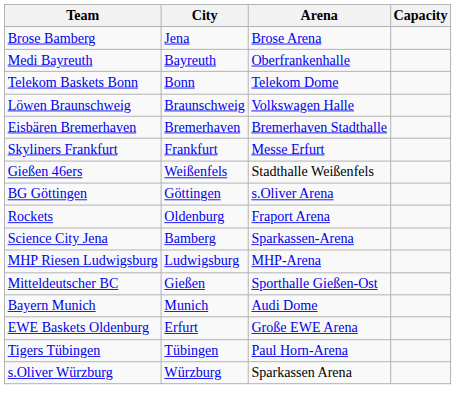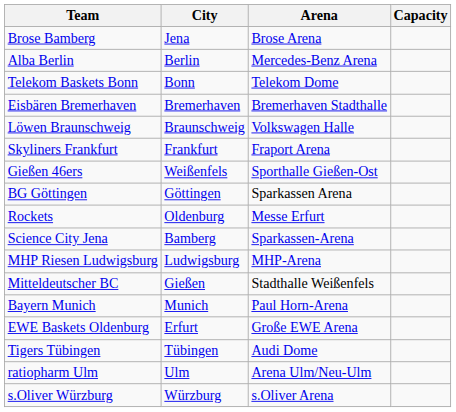- row: (50, 60)
+ row: (41, 60)
rows swapped: (69, 104) <-> (72, 127)
(288, 149) Messe Erfurt -> (291, 149) Fraport Arena
(313, 171) Stadthalle Weißenfels -> (315, 171) Sporthalle Gießen-Ost
(292, 194) s.Oliver Arena -> (302, 194) Sparkassen Arena
(291, 216) Fraport Arena -> (288, 216) Messe Erfurt
(315, 283) Sporthalle Gießen-Ost -> (313, 283) Stadthalle Weißenfels
(284, 305) Audi Dome -> (300, 305) Paul Horn-Arena
(300, 350) Paul Horn-Arena -> (284, 350) Audi Dome
+ row: (53, 372)
(302, 372) Sparkassen Arena -> (292, 395) s.Oliver Arena
